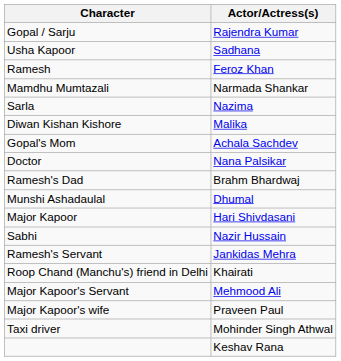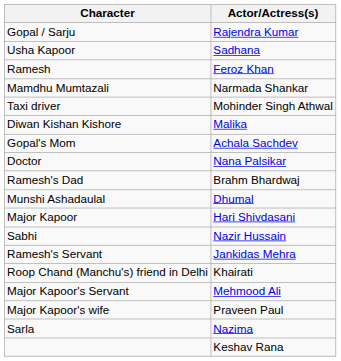rows swapped: (21, 106) <-> (34, 328)
